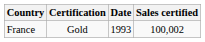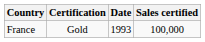(167, 29) 100,002 -> (167, 29) 100,000
